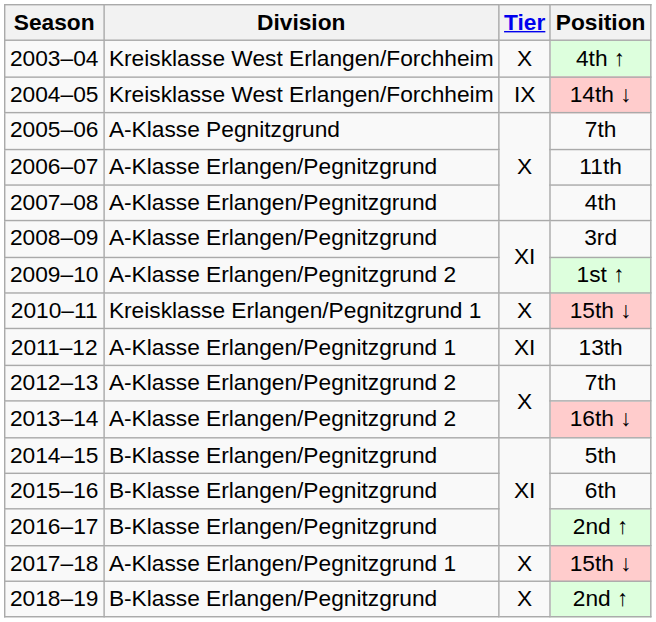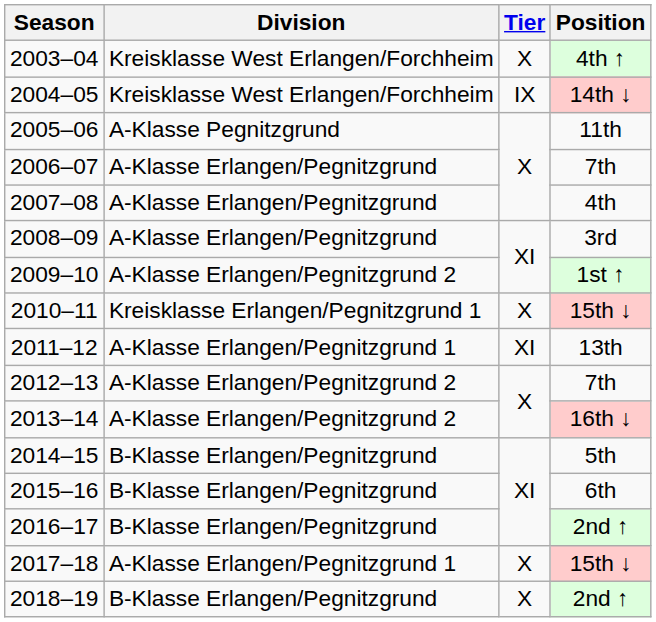(601, 130) 7th -> (601, 130) 11th
(601, 166) 11th -> (601, 166) 7th
